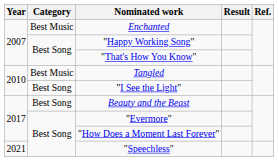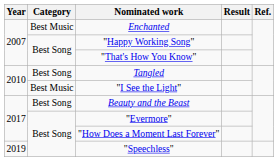(52, 73) Best Music -> (52, 73) Best Song
(52, 88) Best Song -> (52, 88) Best Music
(16, 149) 2021 -> (16, 149) 2019
